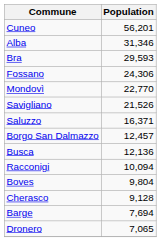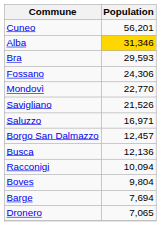(139, 43) no background -> (139, 43) gold background
(139, 120) 16,371 -> (139, 120) 16,971
- row: (27, 197)
